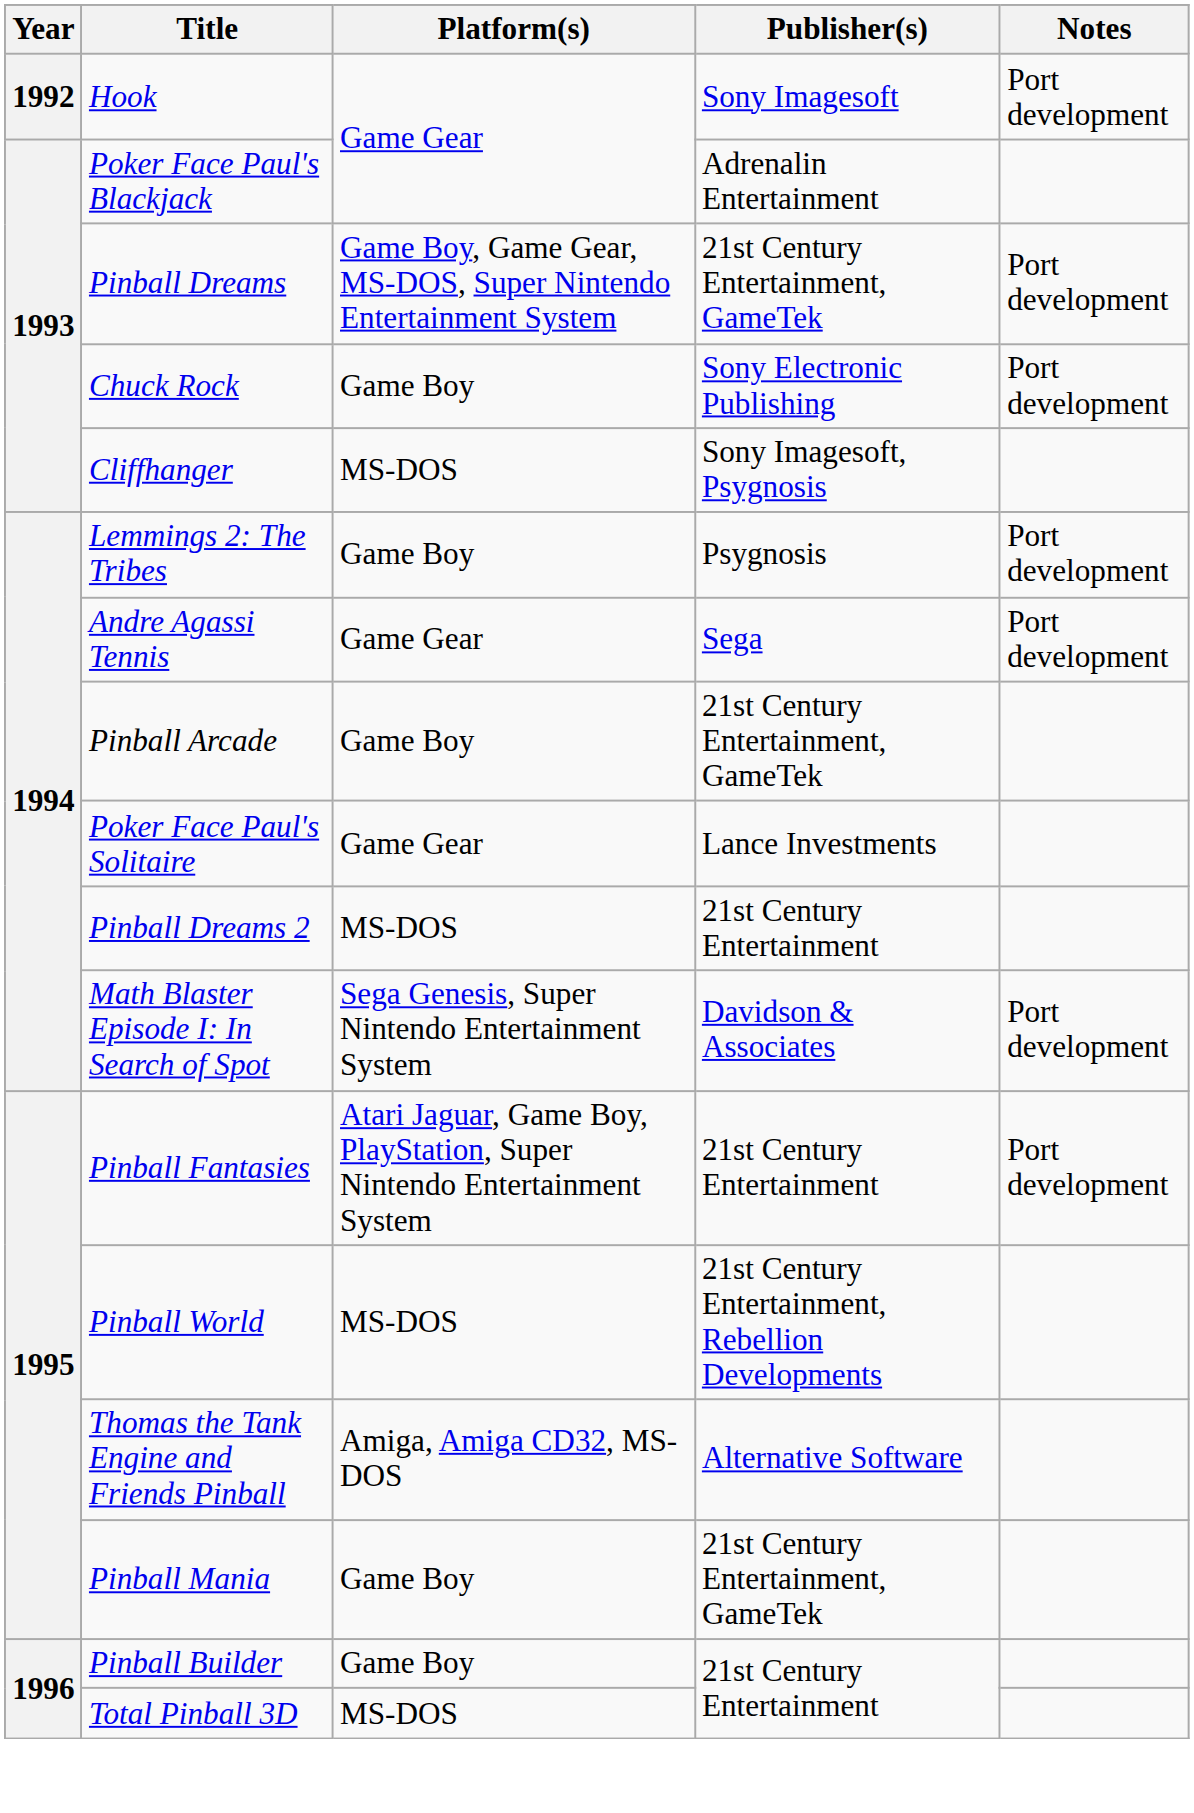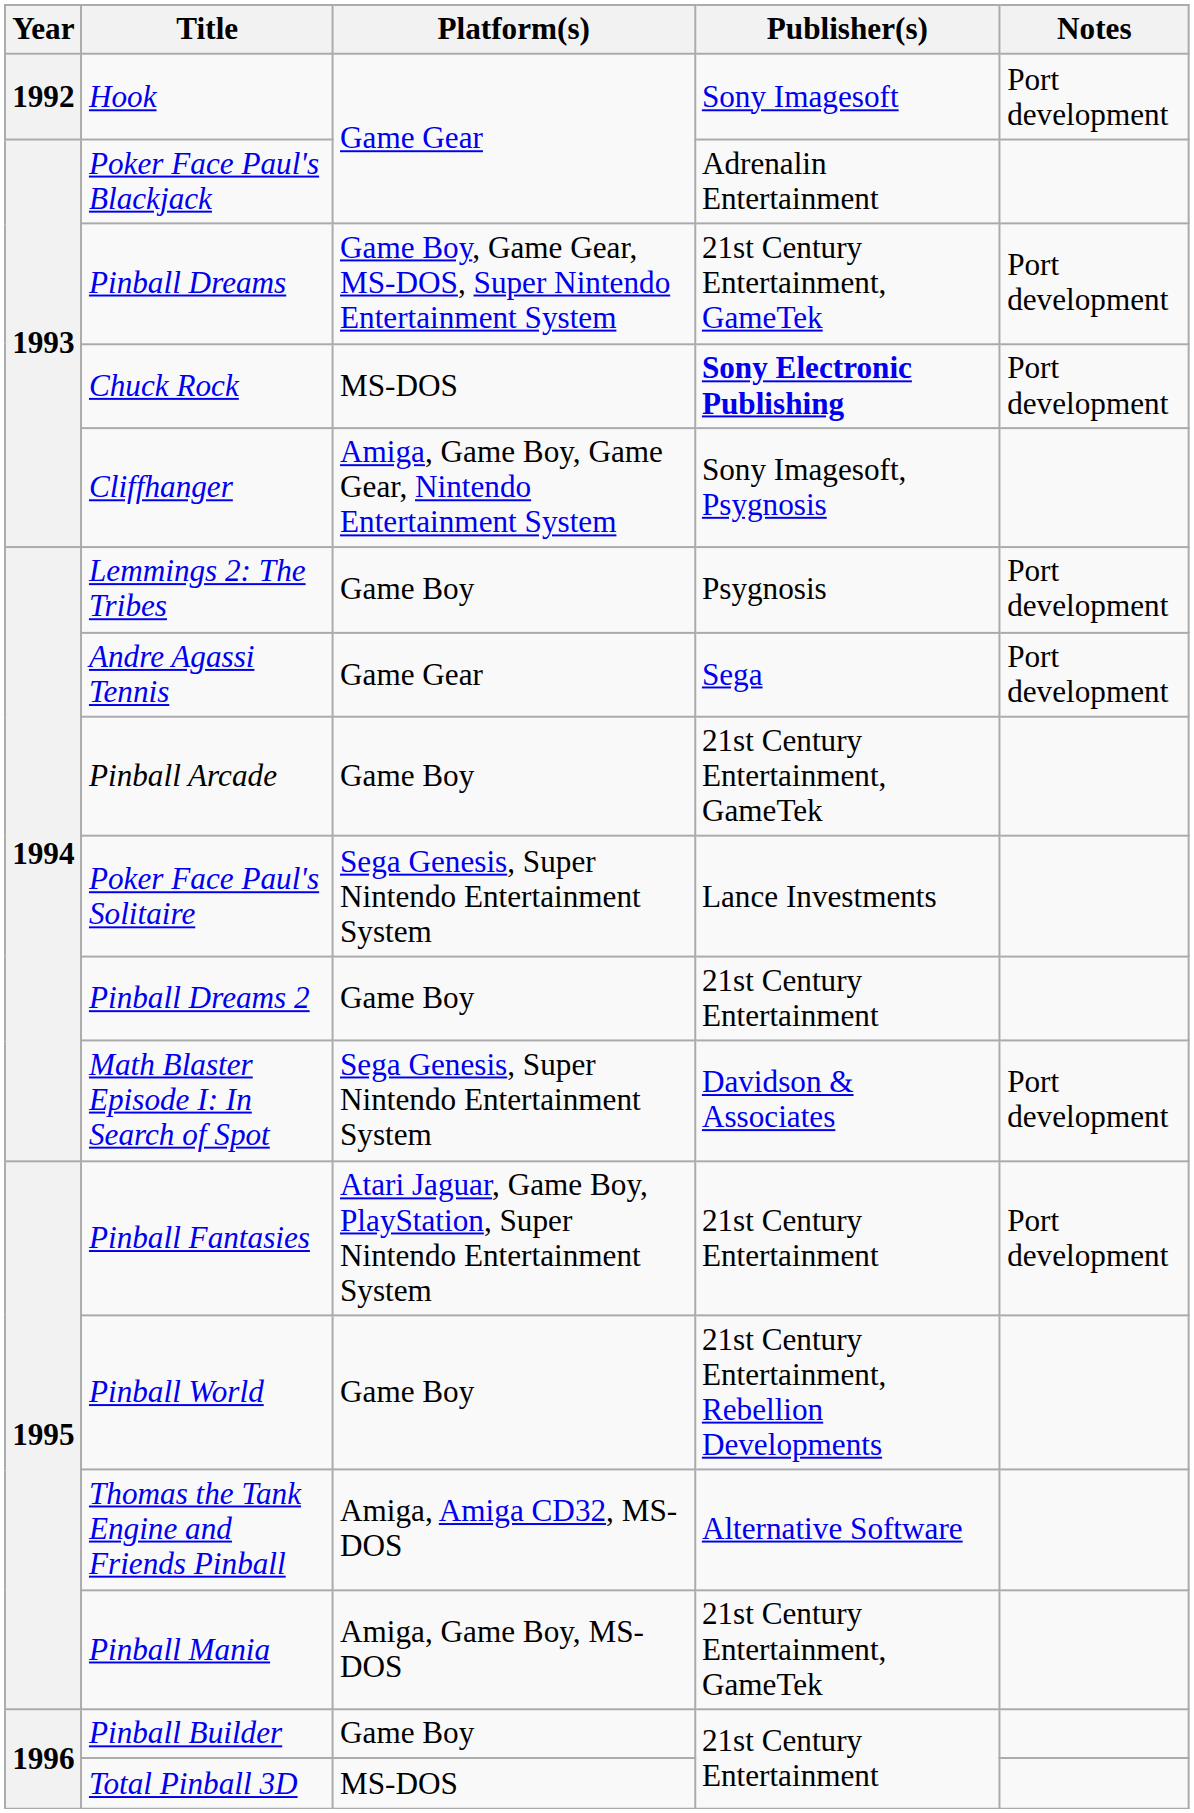(407, 385) Game Boy -> (399, 385) MS-DOS
(802, 385) normal -> (807, 385) bold
(399, 469) MS-DOS -> (501, 487) Amiga, Game Boy, Game Gear, Nintendo Entertainment System
(411, 843) Game Gear -> (490, 895) Sega Genesis, Super Nintendo Entertainment System
(399, 927) MS-DOS -> (407, 997) Game Boy
(399, 1321) MS-DOS -> (407, 1392) Game Boy
(407, 1578) Game Boy -> (492, 1648) Amiga, Game Boy, MS-DOS
